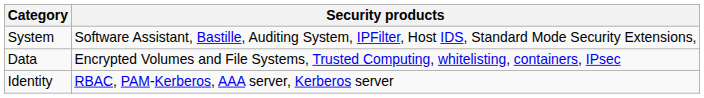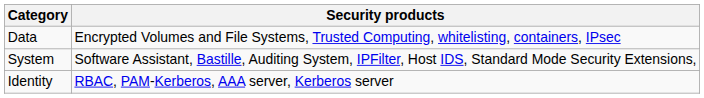rows swapped: (22, 59) <-> (31, 37)
